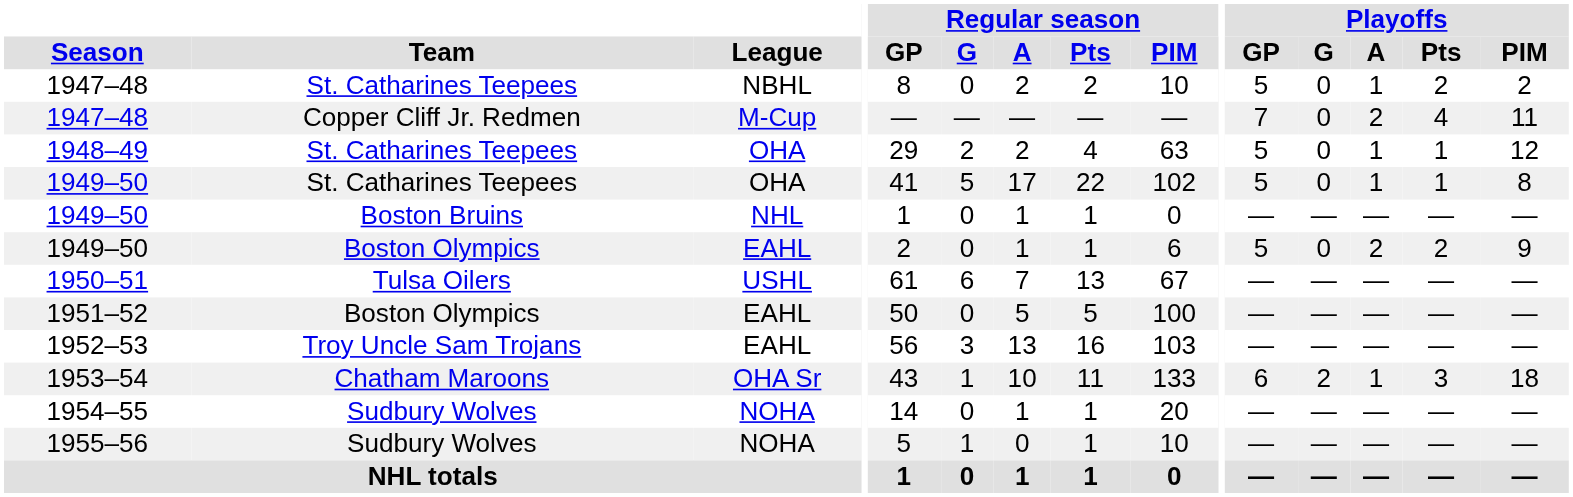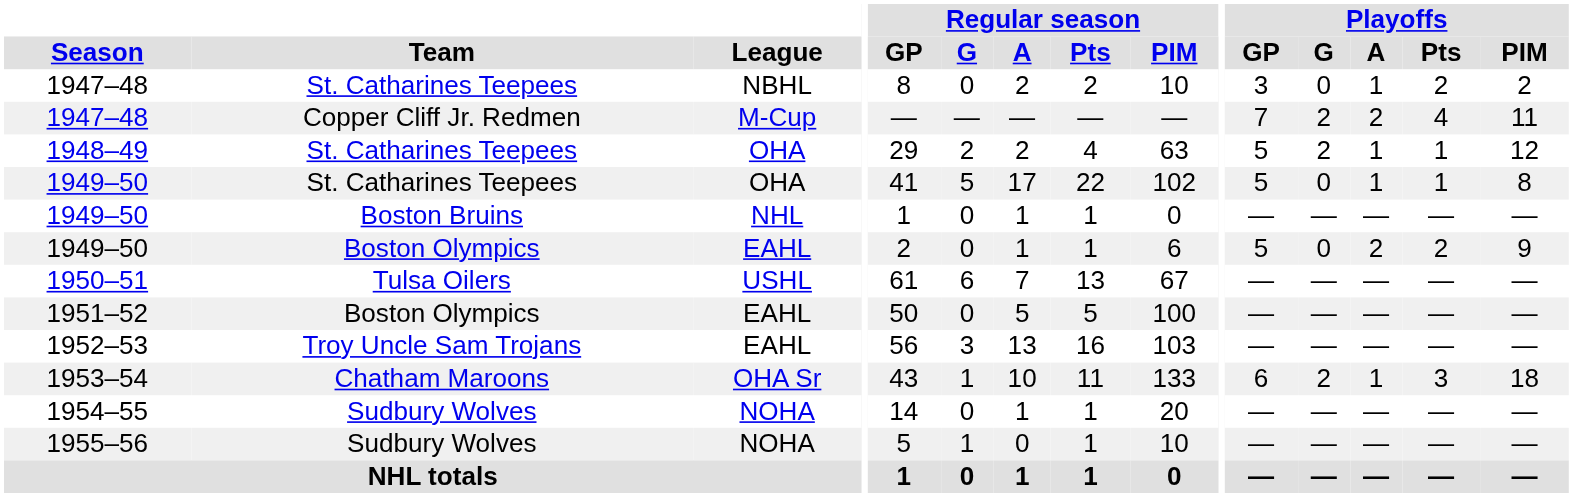(1261, 85) 5 -> (1261, 85) 3
(1324, 117) 0 -> (1324, 117) 2
(1324, 150) 0 -> (1324, 150) 2
